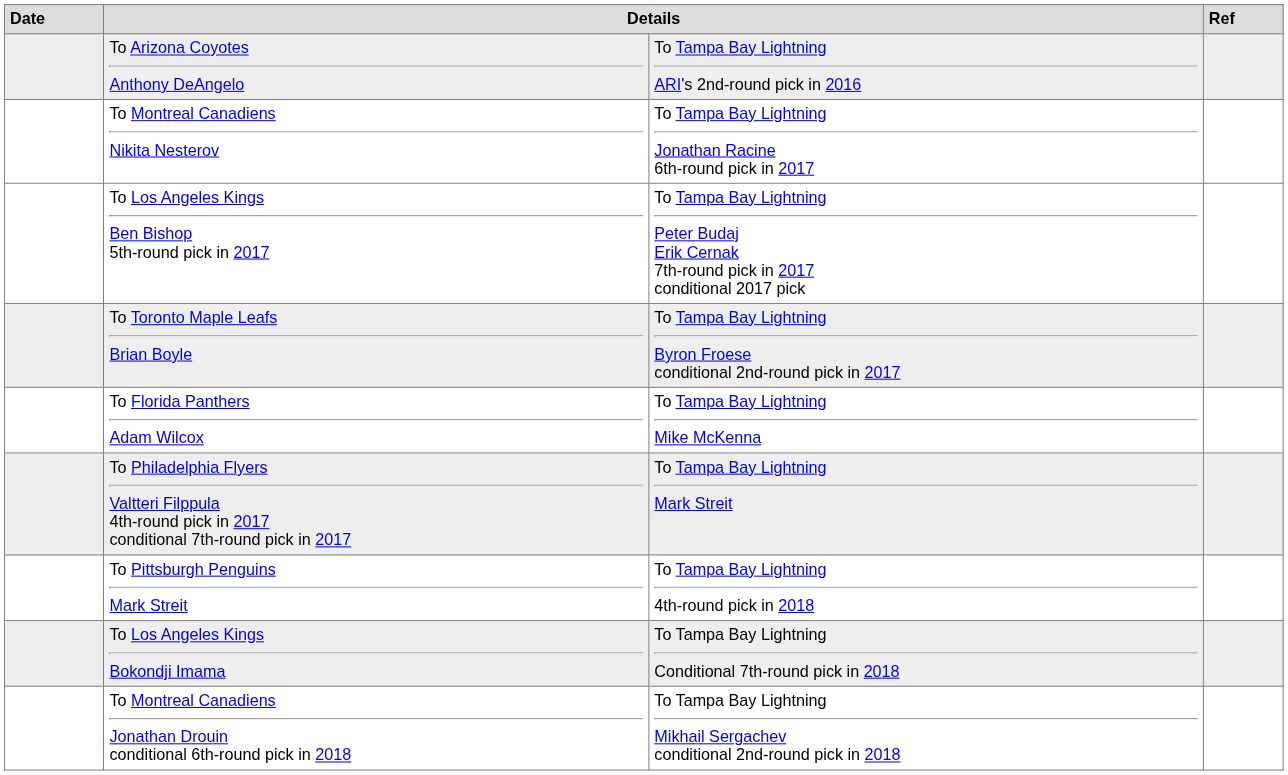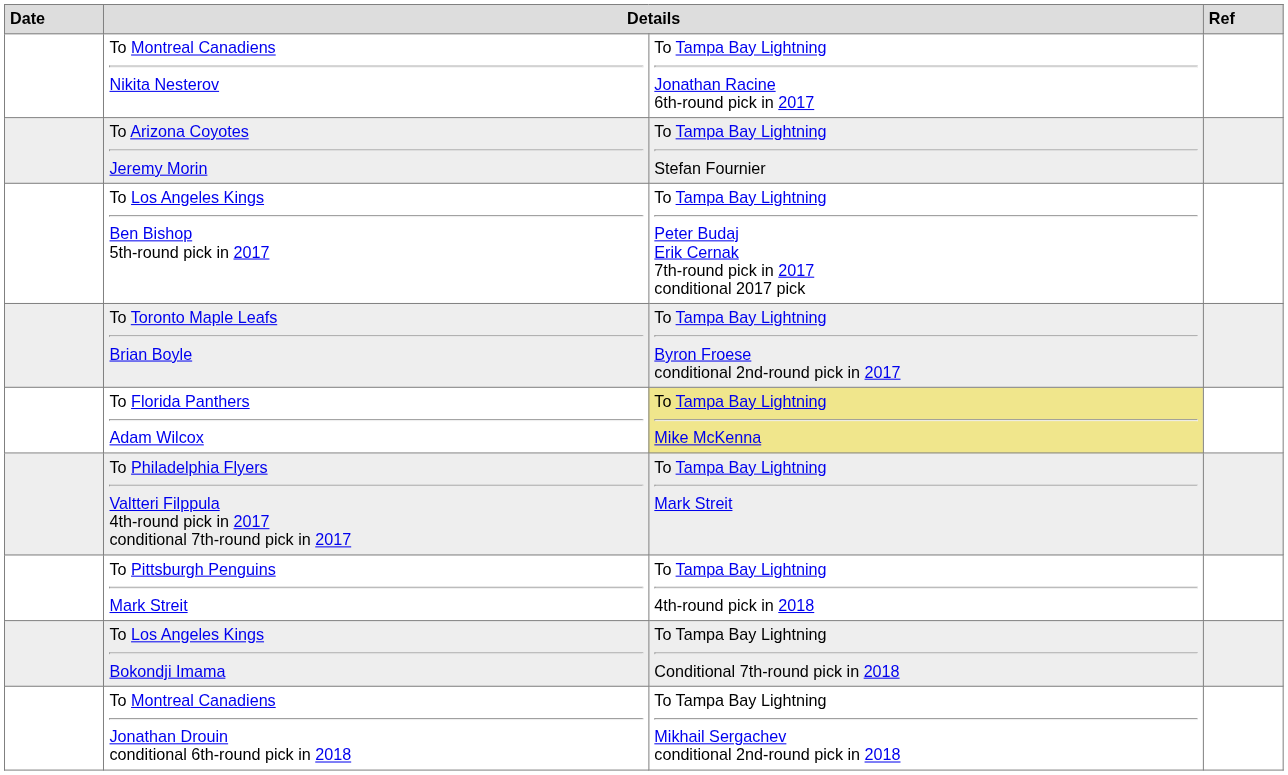- row: (376, 66)
+ row: (376, 150)
(926, 420) no background -> (926, 420) khaki background
